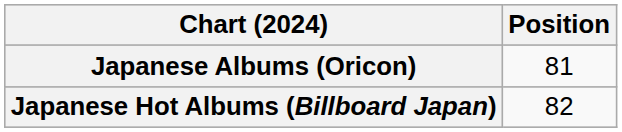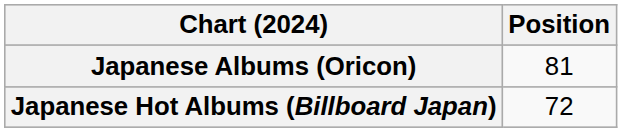(559, 106) 82 -> (559, 106) 72
